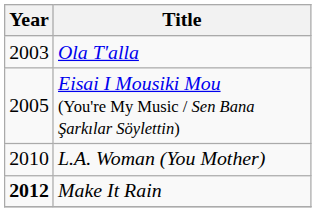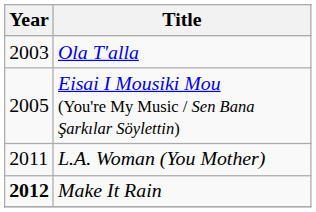(29, 159) 2010 -> (29, 159) 2011
